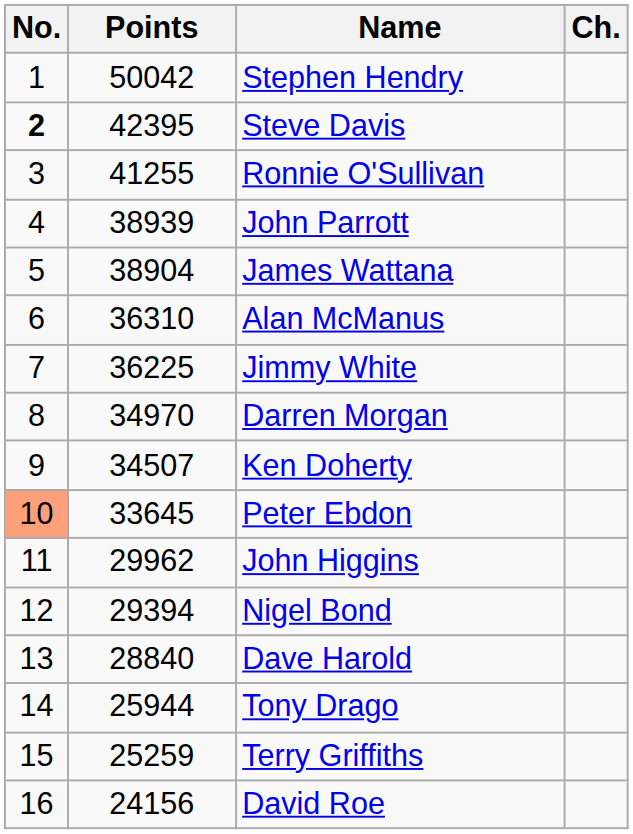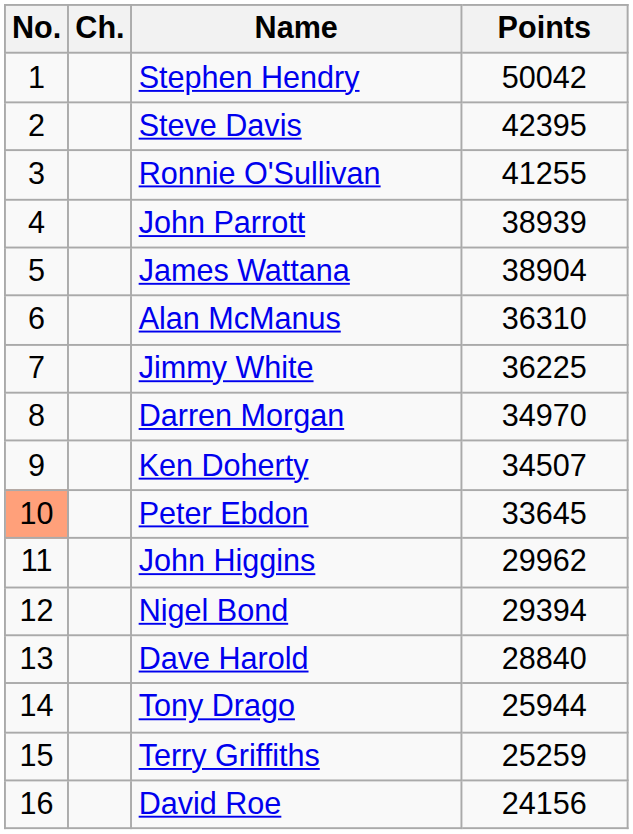columns swapped: (596, 28) <-> (152, 28)
(37, 125) bold -> (37, 125) normal
